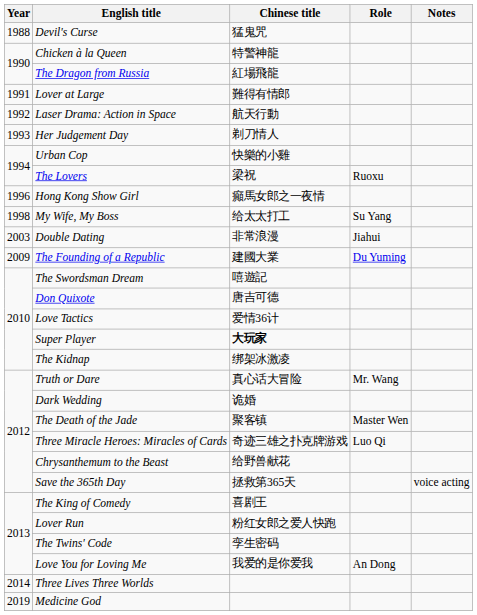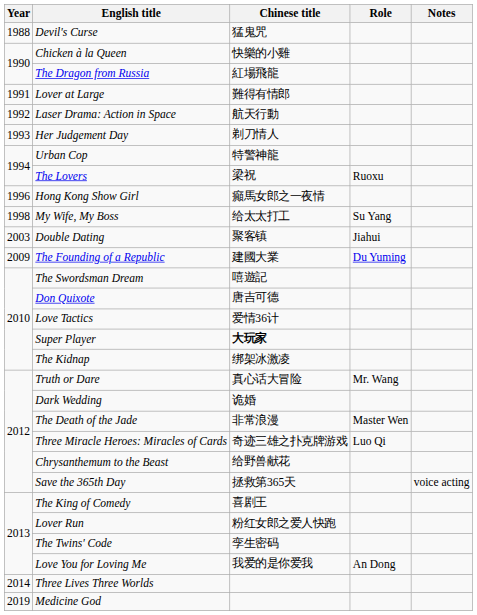(255, 53) 特警神龍 -> (261, 53) 快樂的小雞
(261, 155) 快樂的小雞 -> (255, 155) 特警神龍
(255, 236) 非常浪漫 -> (250, 236) 聚客镇
(250, 420) 聚客镇 -> (255, 420) 非常浪漫
